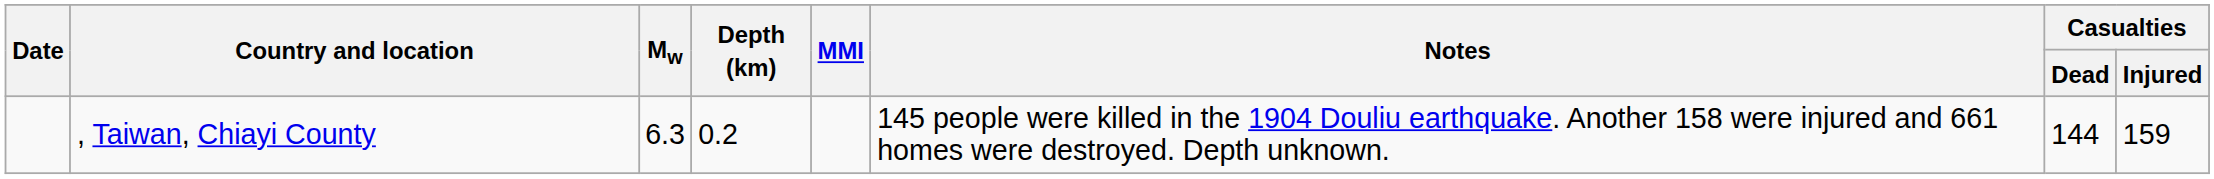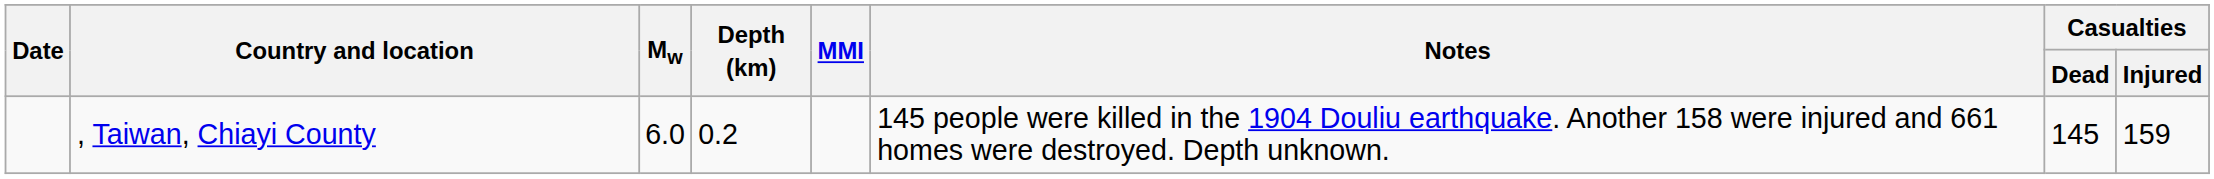(665, 134) 6.3 -> (665, 134) 6.0
(2075, 134) 144 -> (2075, 134) 145
